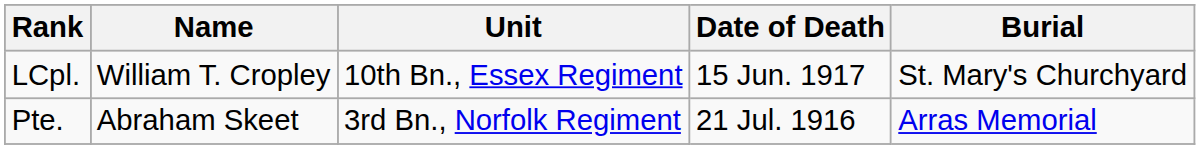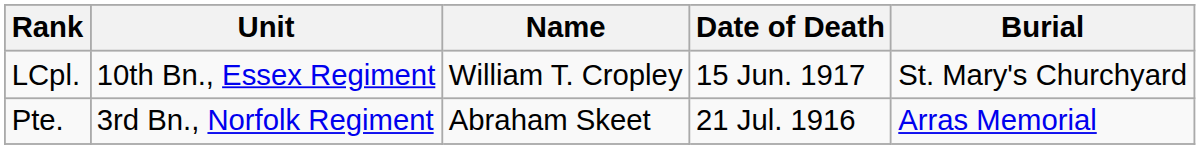columns swapped: (214, 27) <-> (513, 27)
